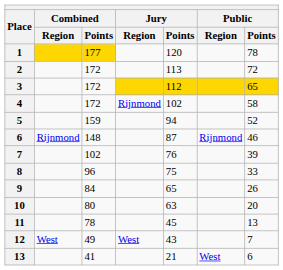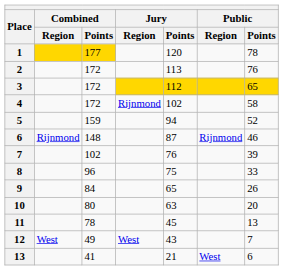(253, 69) 72 -> (253, 69) 76
